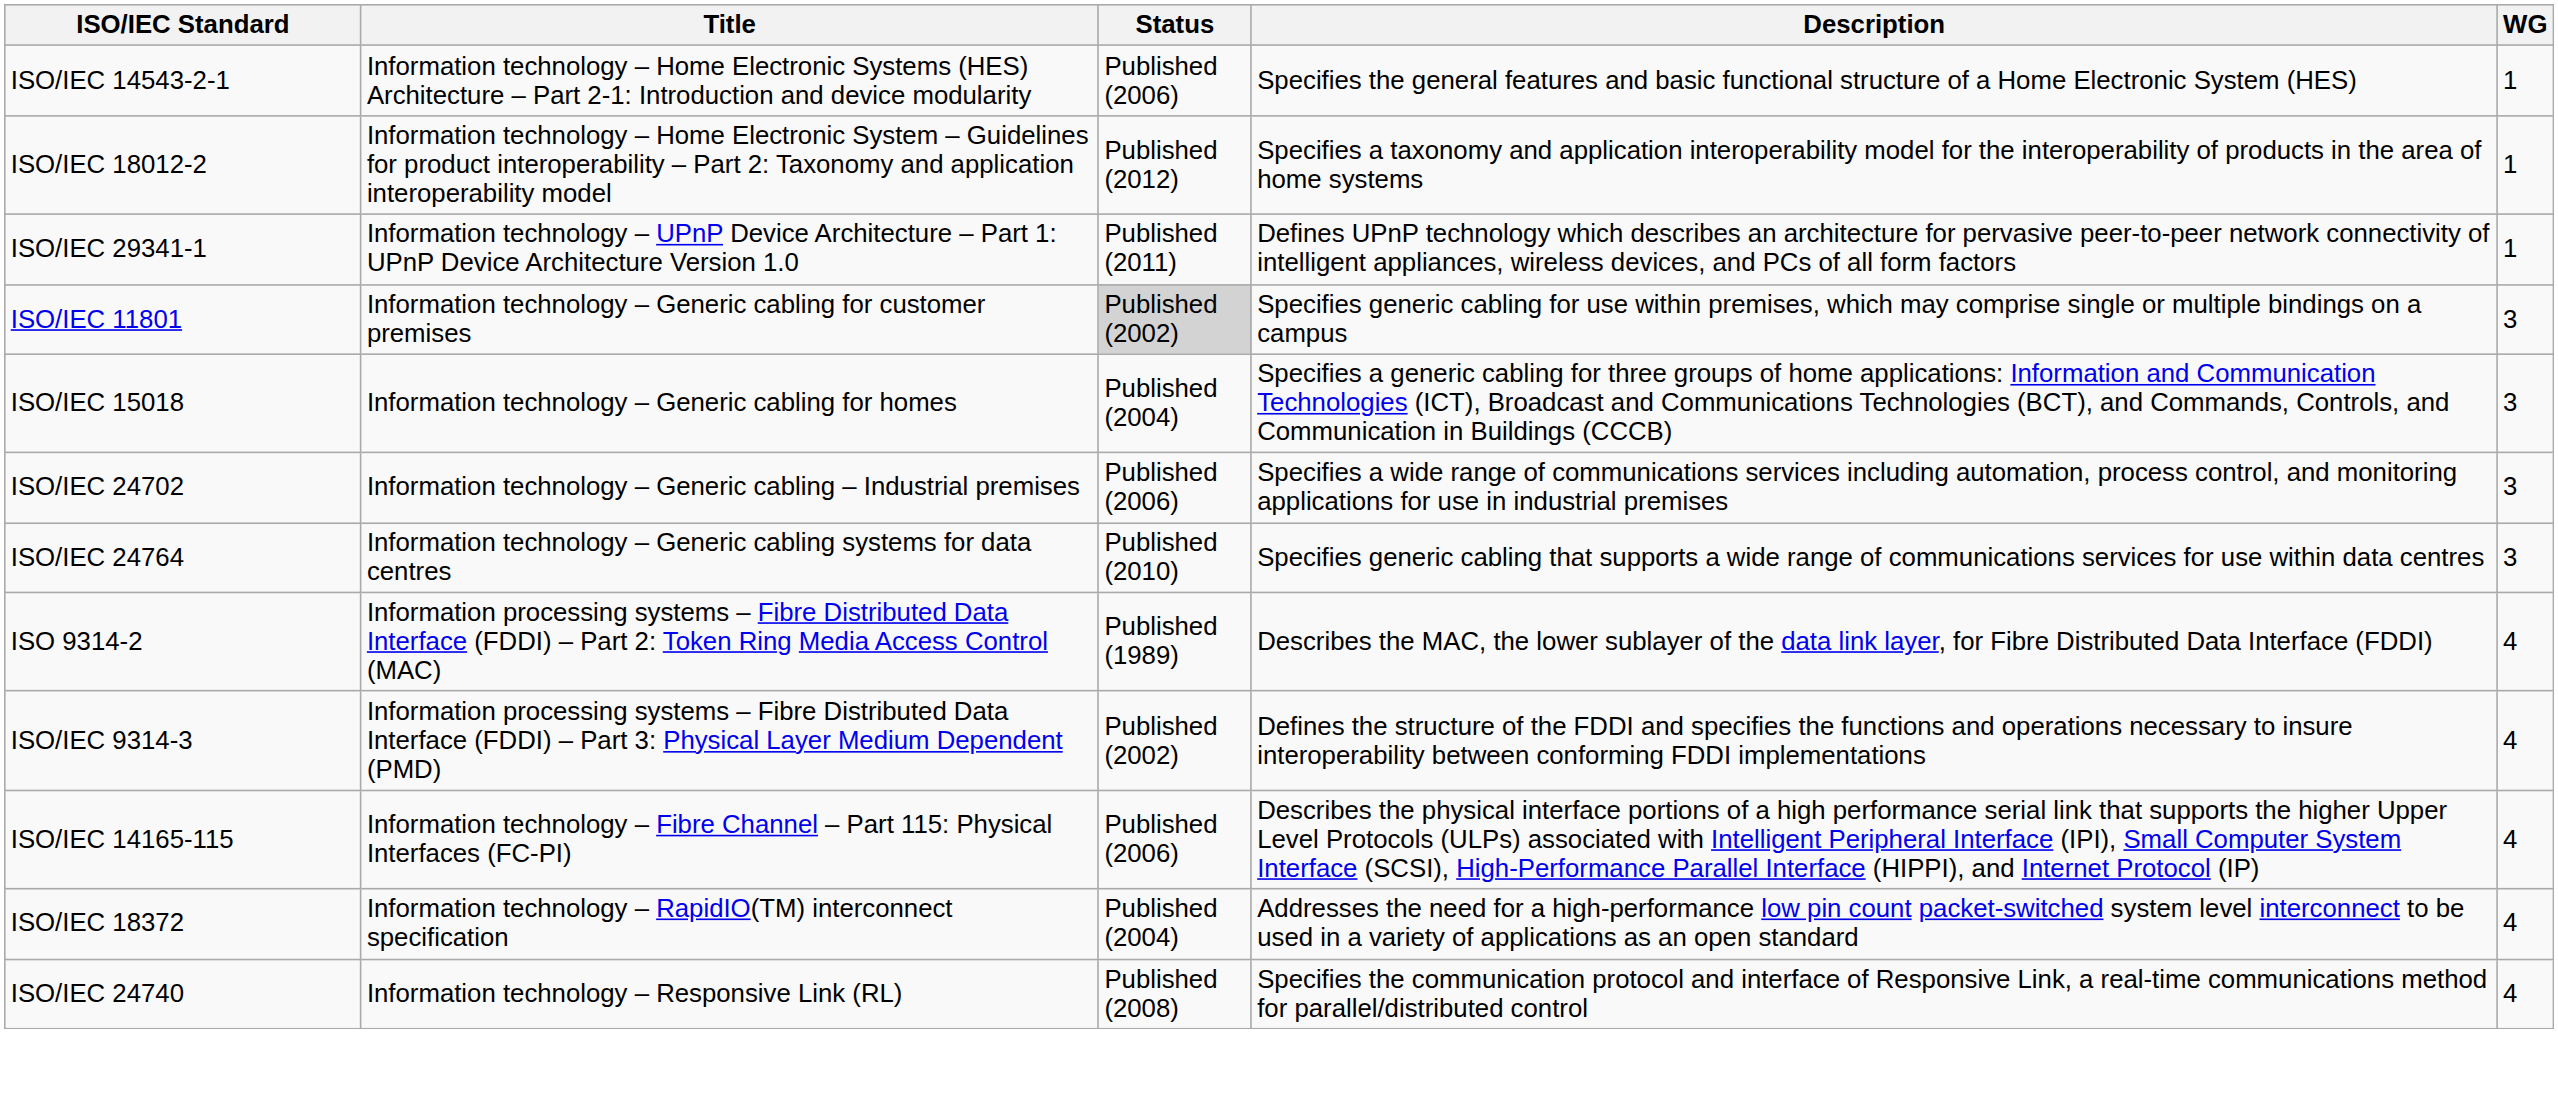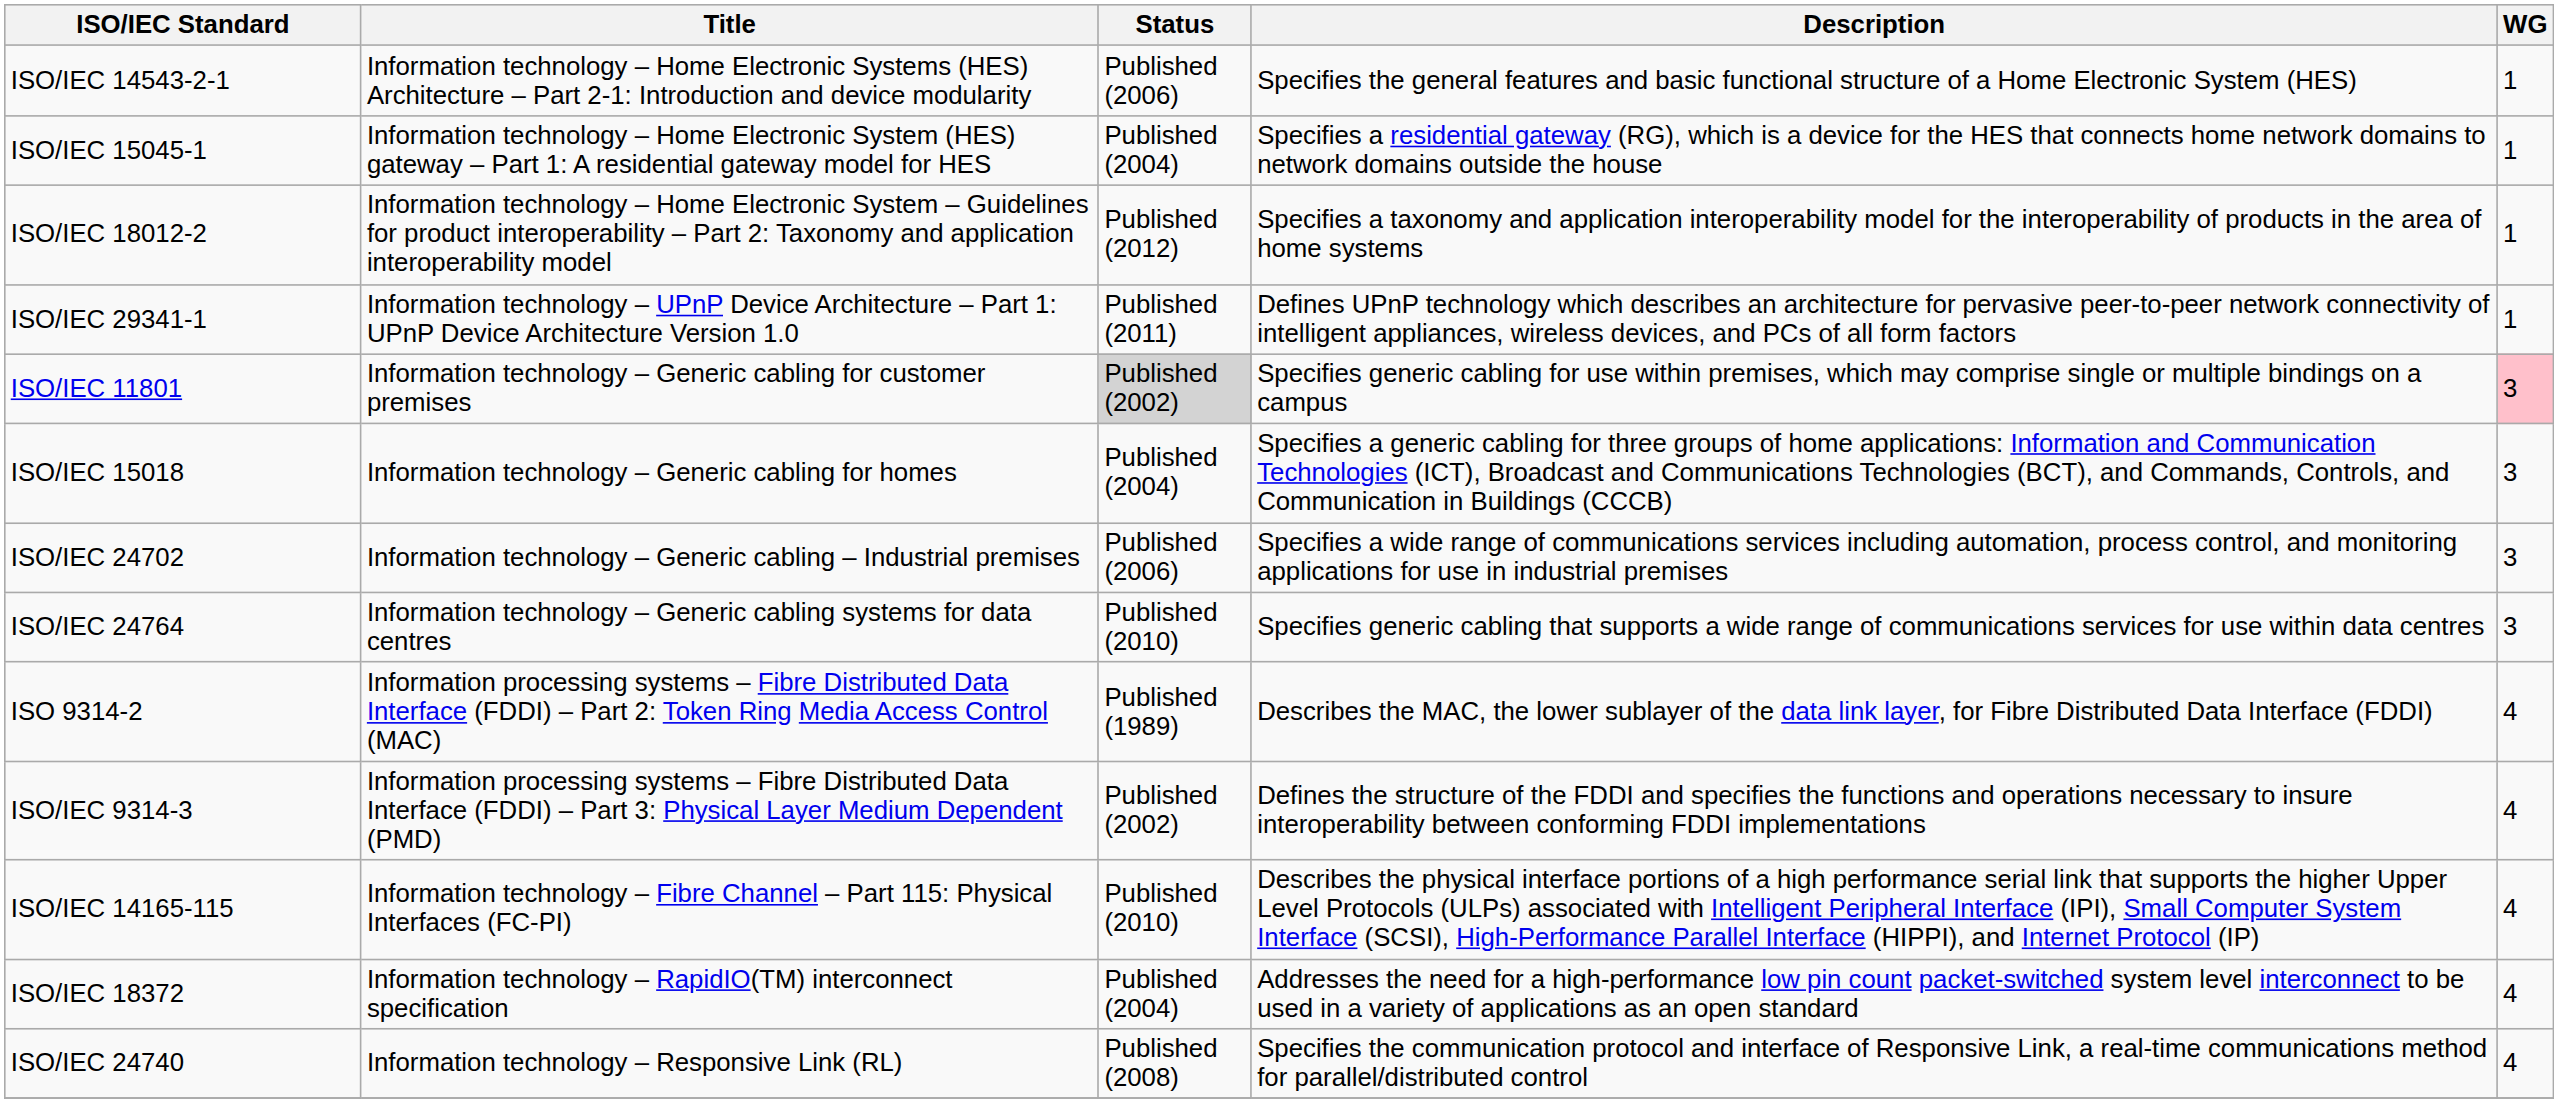+ row: (109, 150)
(2510, 318) no background -> (2510, 388) pink background
(1161, 839) Published (2006) -> (1161, 909) Published (2010)
